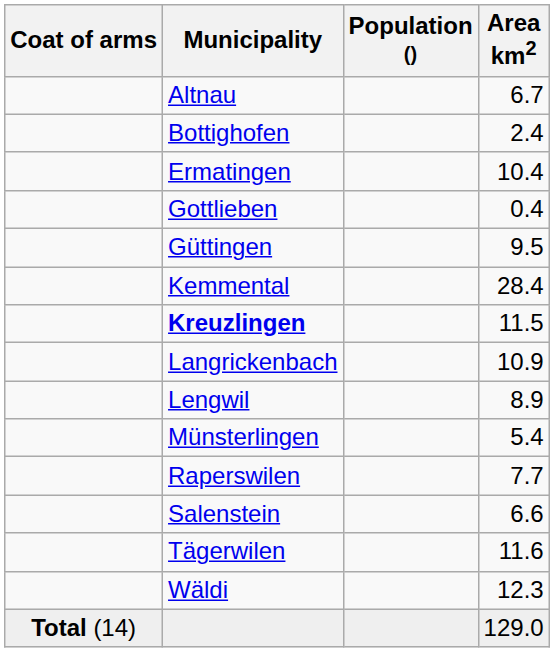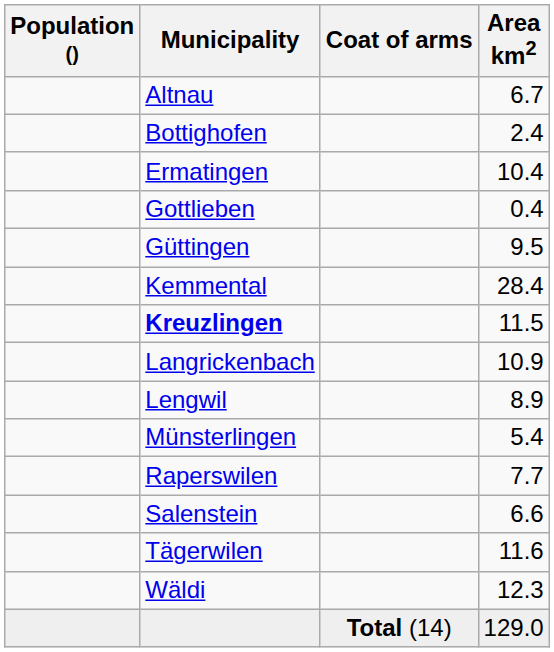columns swapped: (84, 40) <-> (411, 40)
